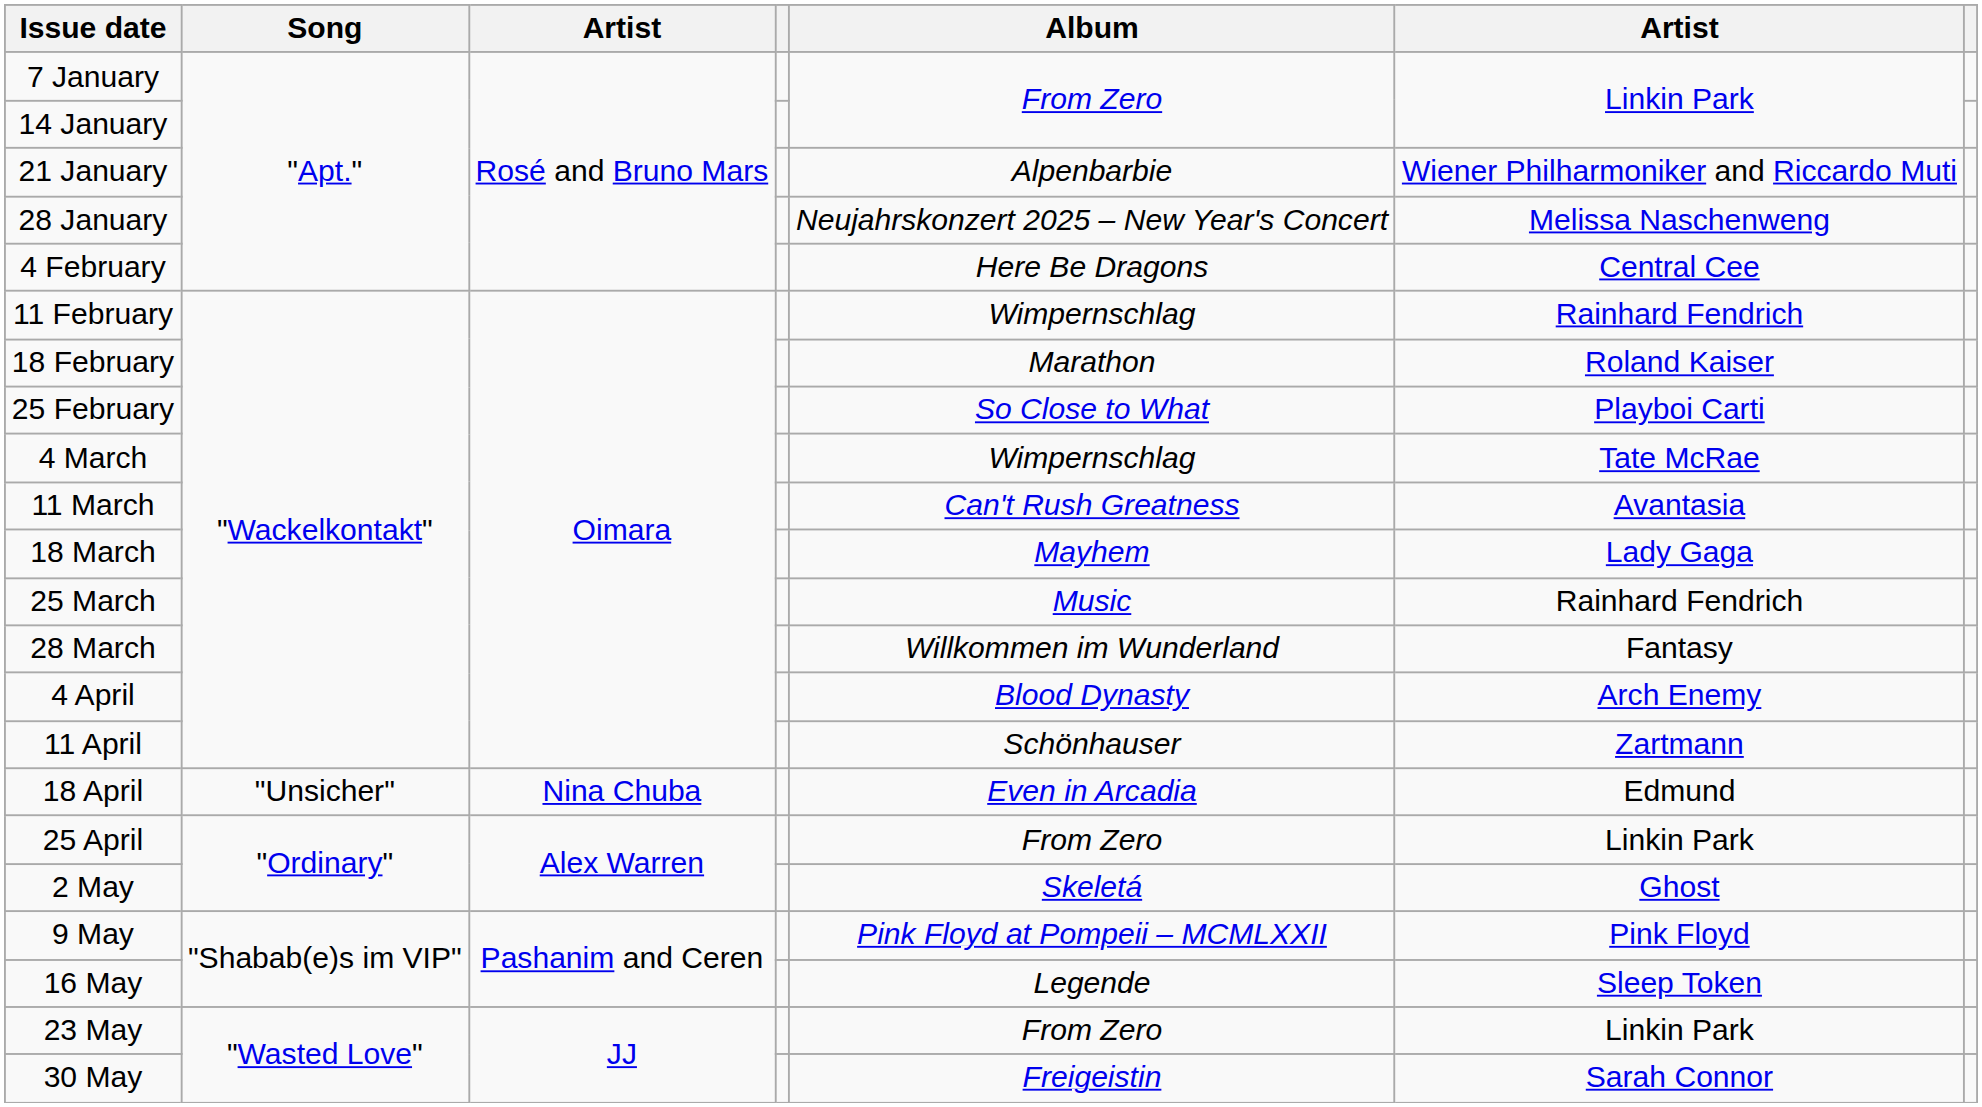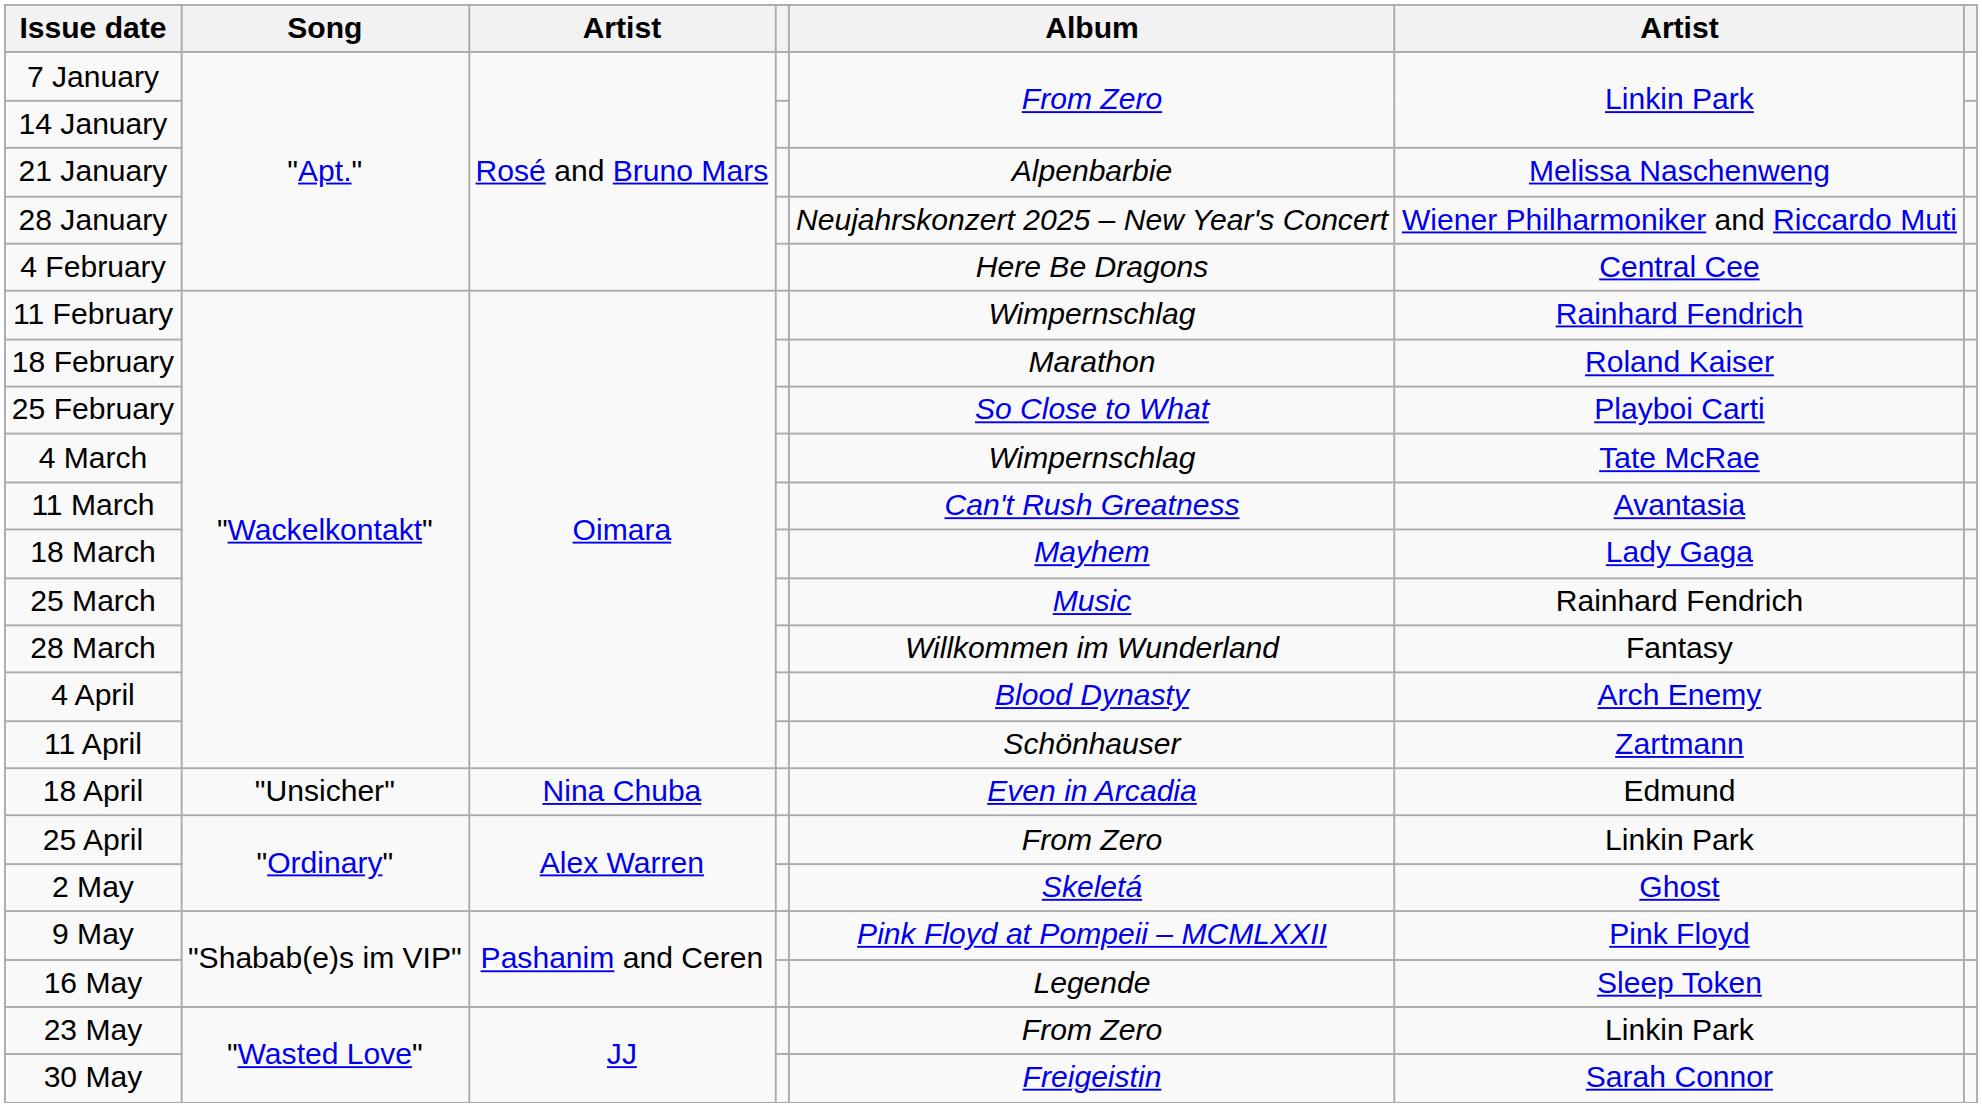(1679, 171) Wiener Philharmoniker and Riccardo Muti -> (1679, 171) Melissa Naschenweng
(1679, 219) Melissa Naschenweng -> (1679, 219) Wiener Philharmoniker and Riccardo Muti
